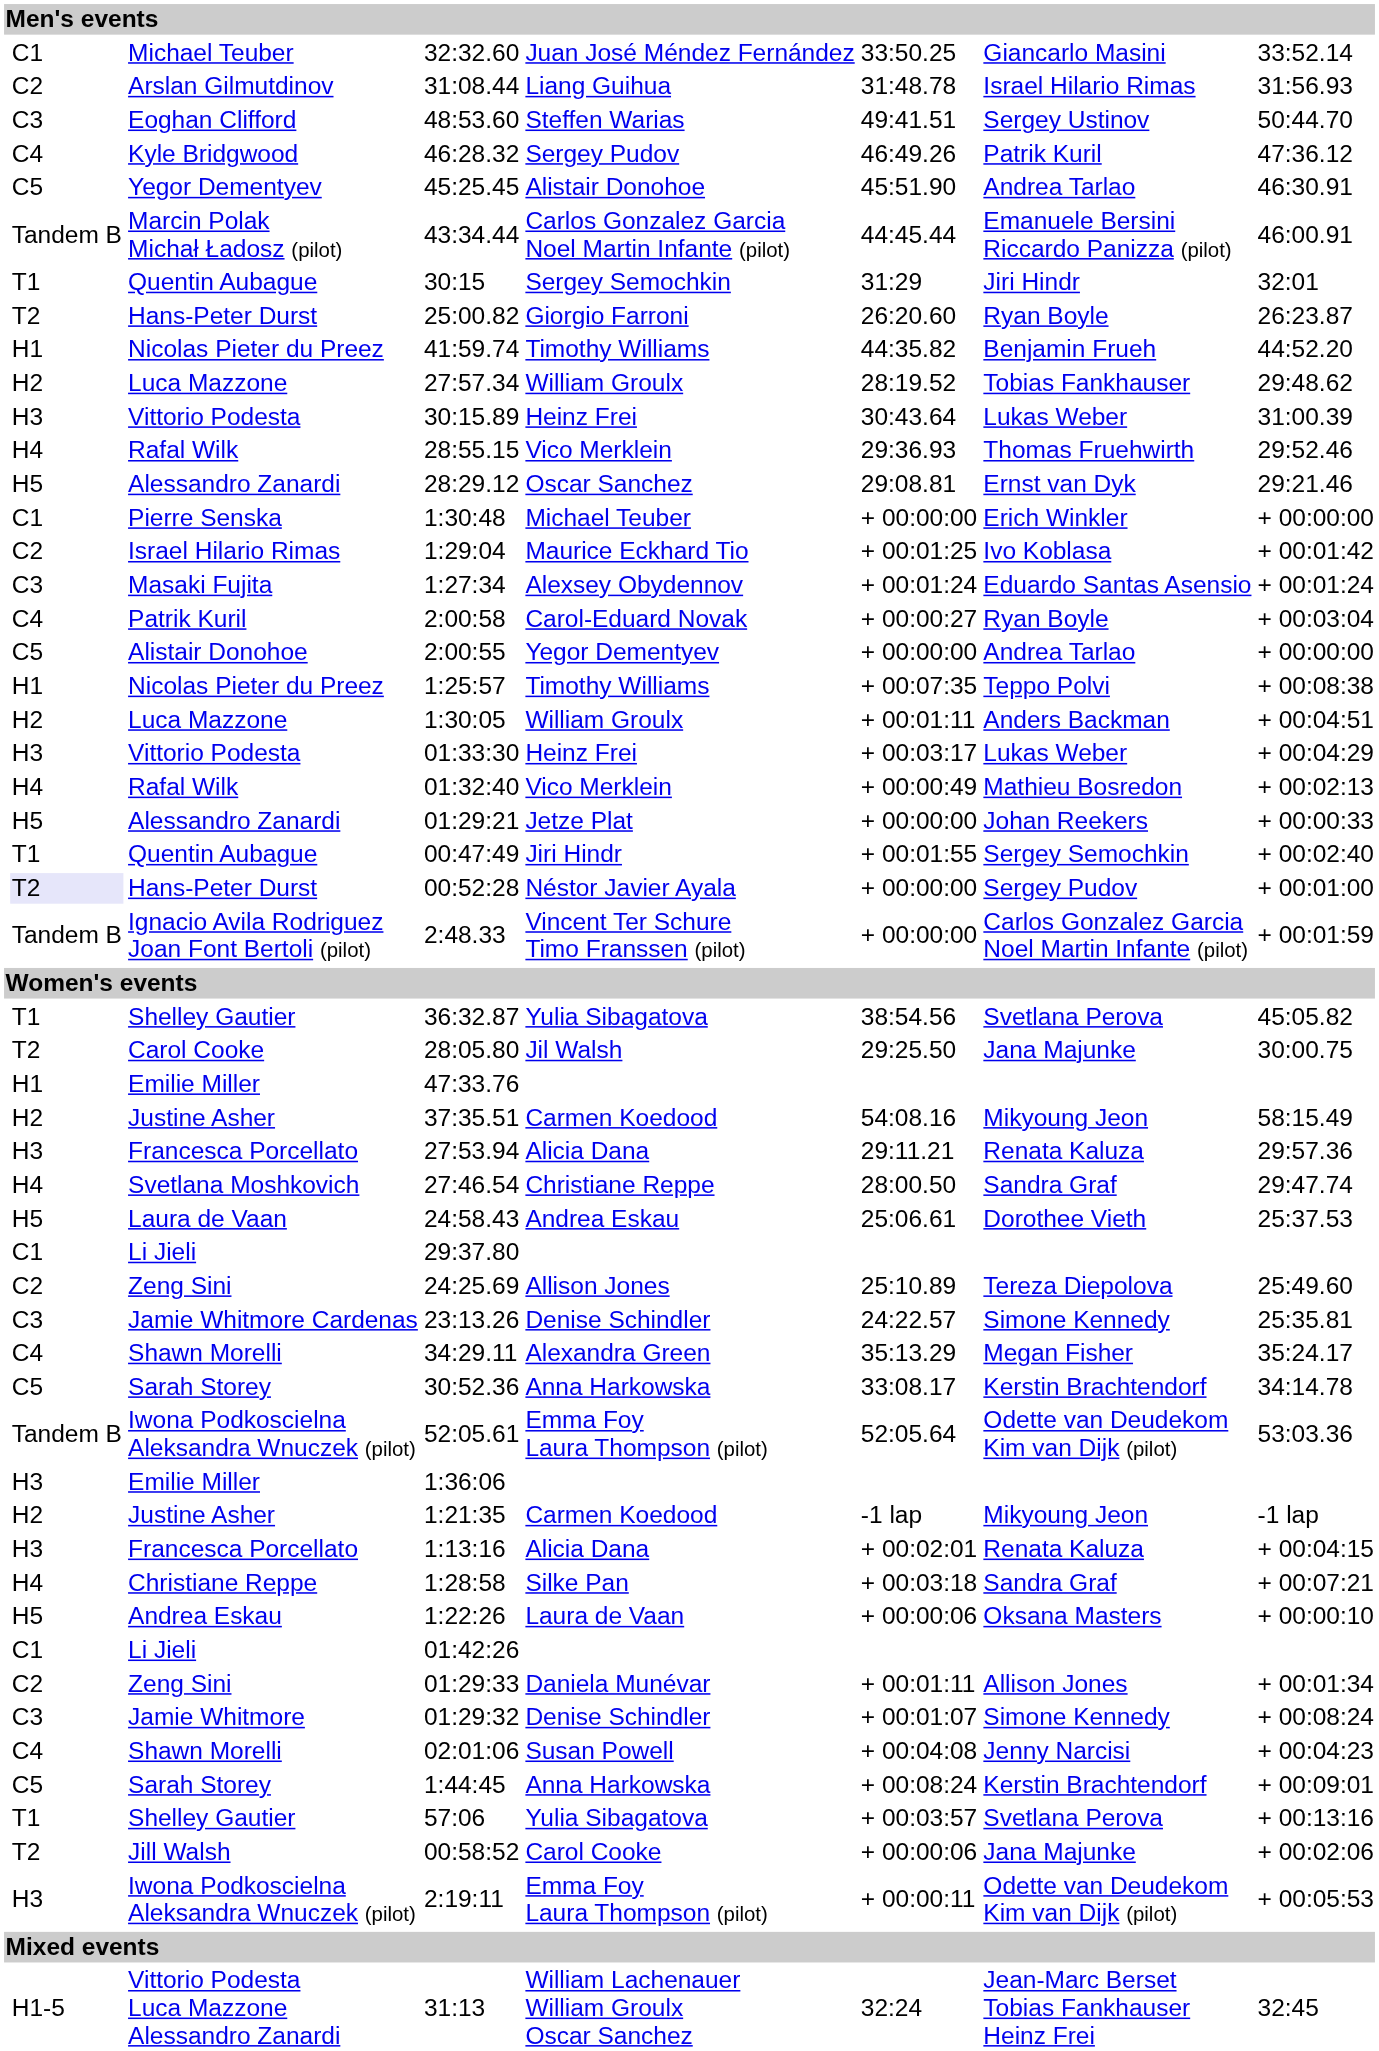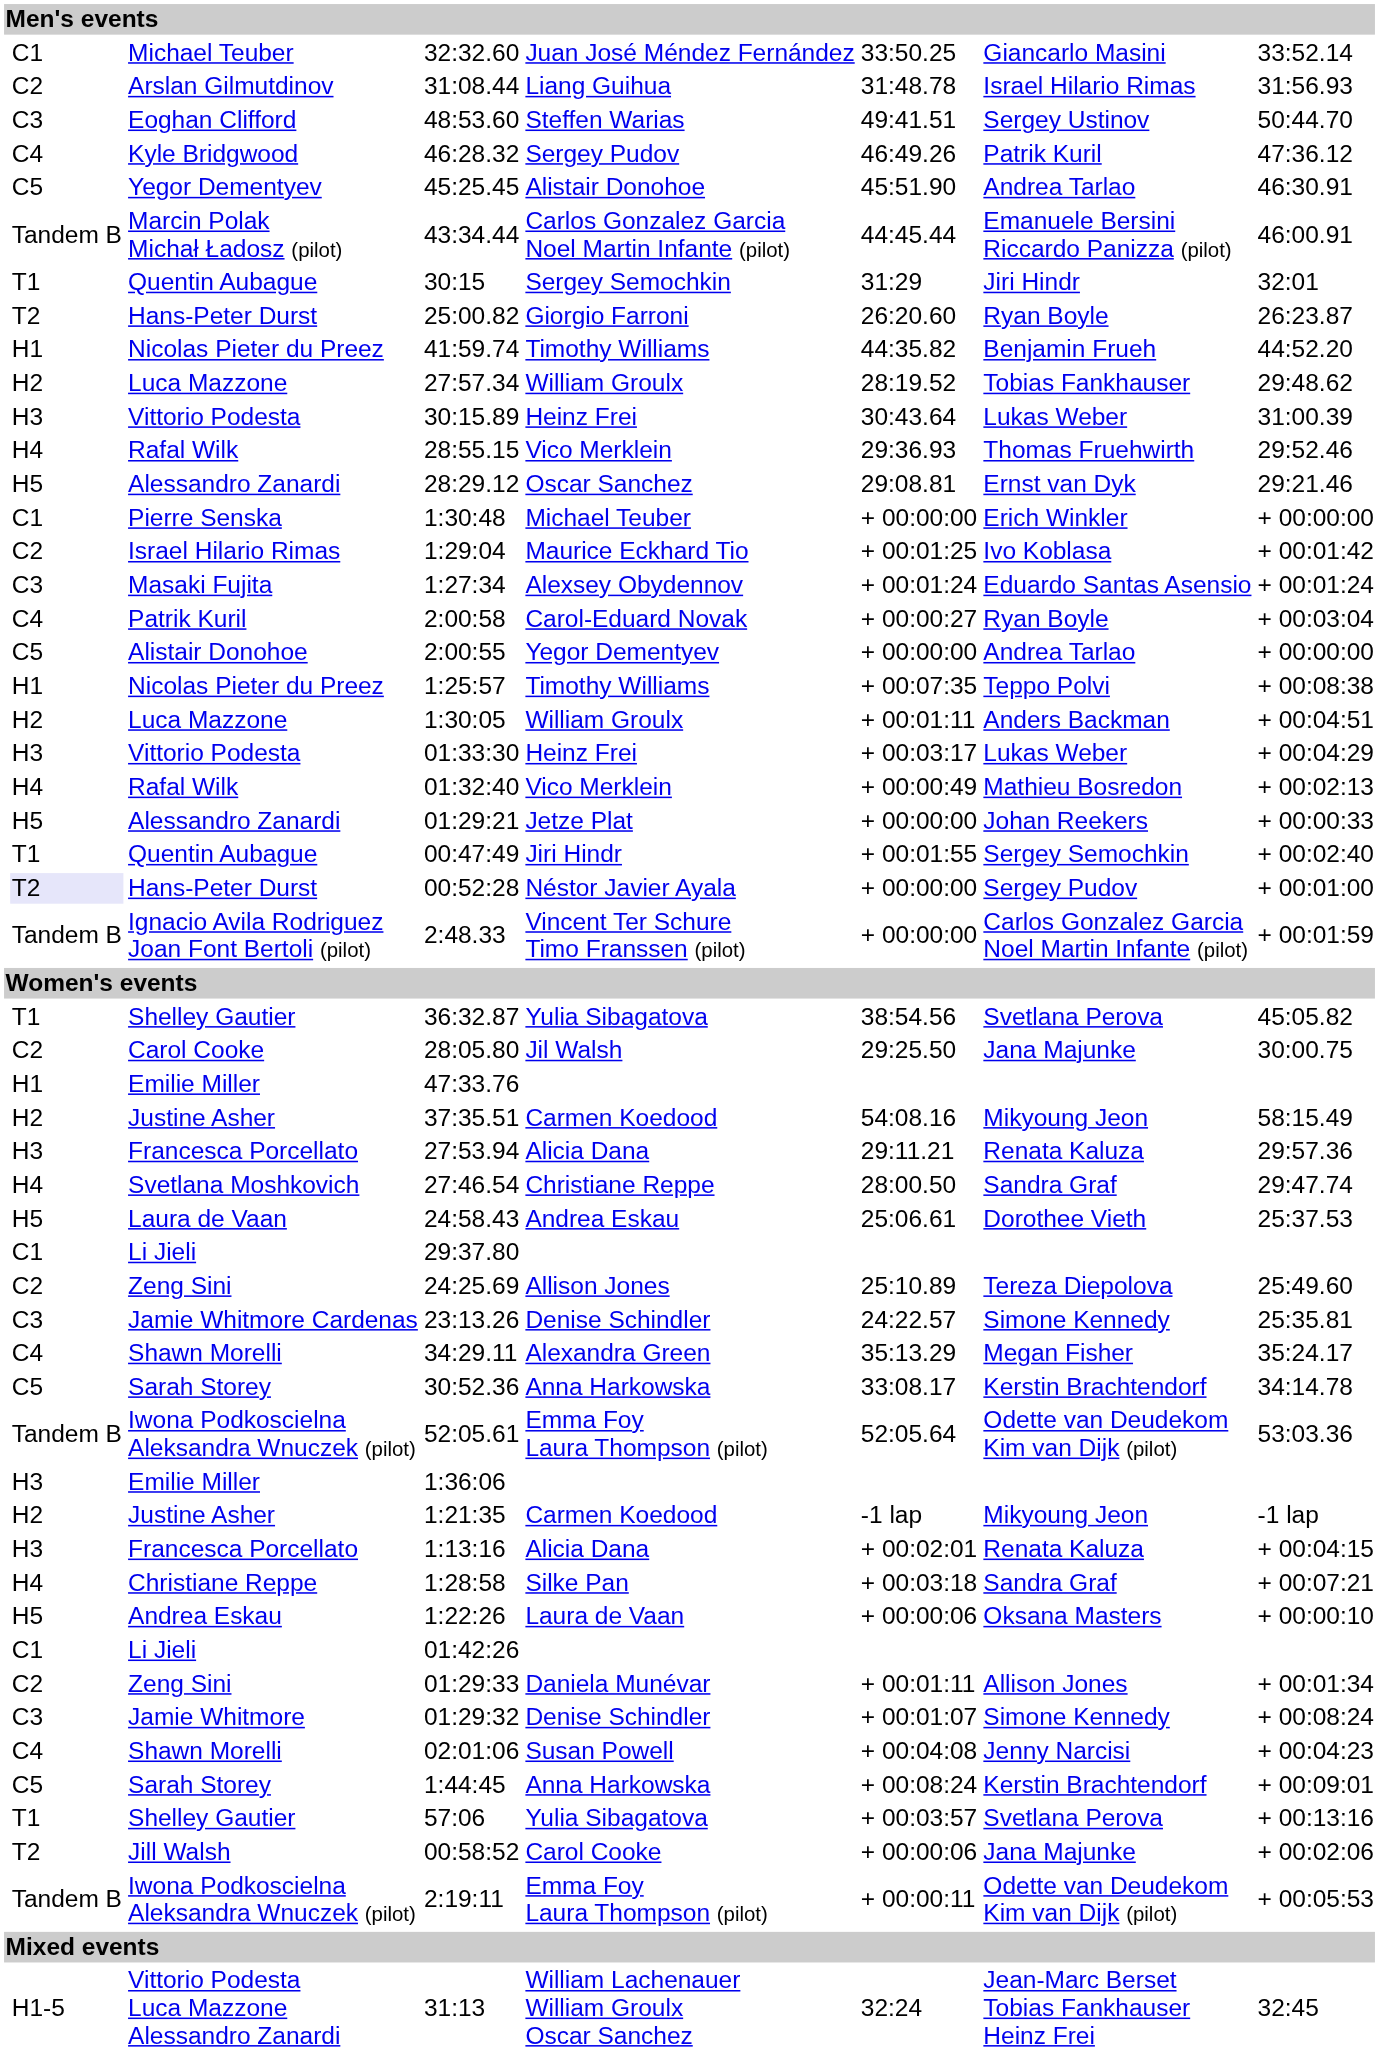(26, 1050) T2 -> (27, 1050) C2
(27, 1899) H3 -> (67, 1899) Tandem B
